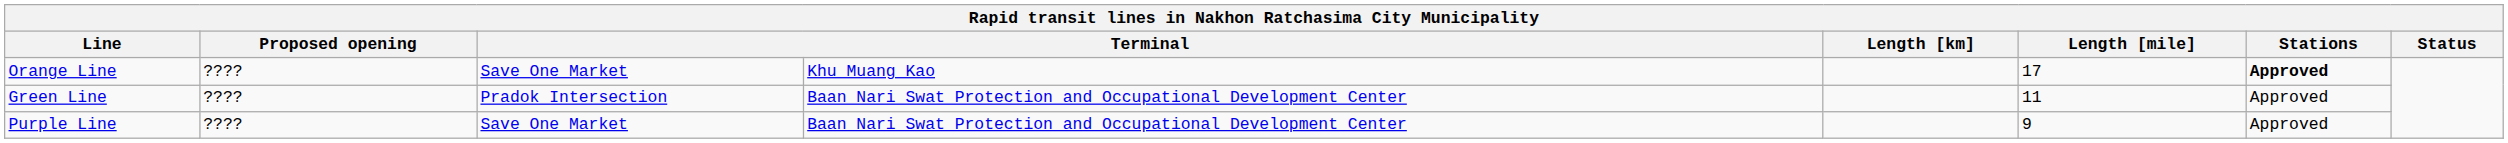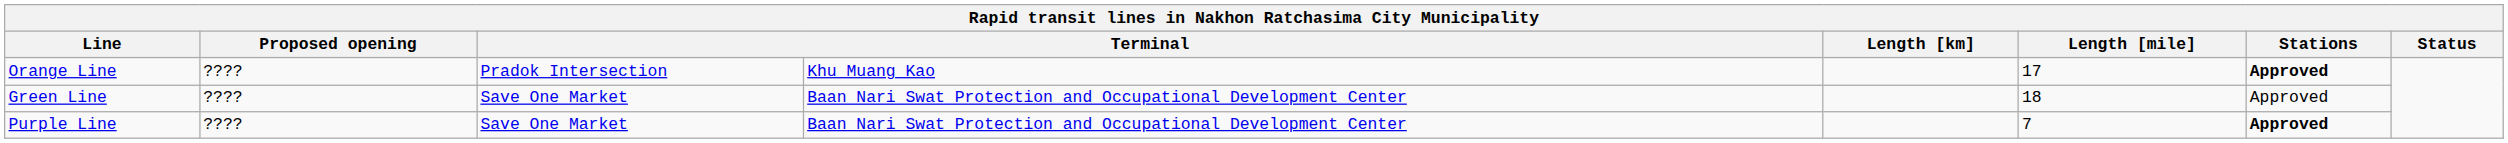(554, 71) Save One Market -> (574, 71) Pradok Intersection
(574, 98) Pradok Intersection -> (554, 98) Save One Market
(2032, 98) 11 -> (2032, 98) 18
(2027, 125) 9 -> (2027, 125) 7
(2289, 125) normal -> (2289, 125) bold
